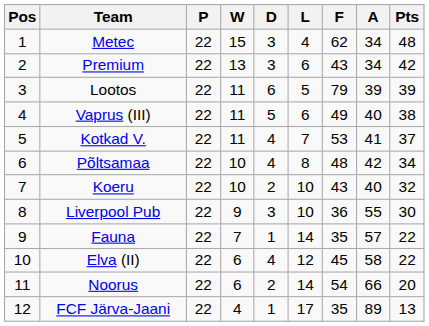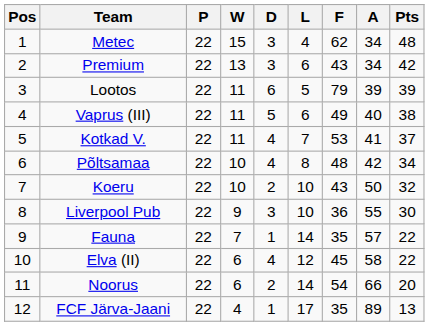(373, 187) 40 -> (373, 187) 50
